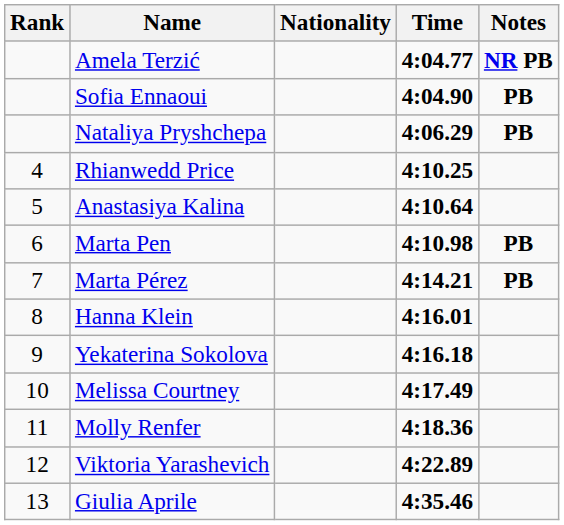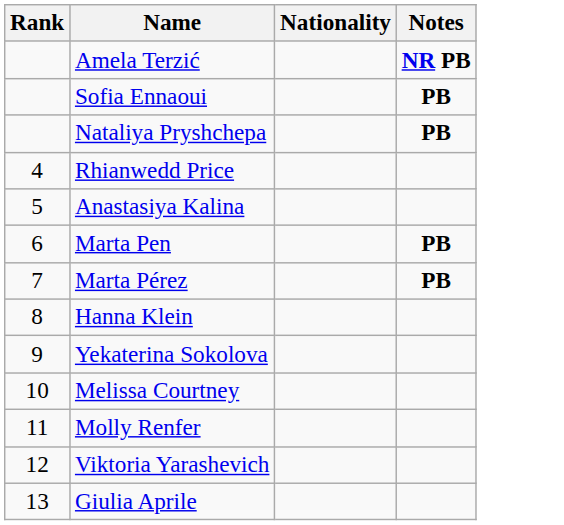- column: (437, 22)
